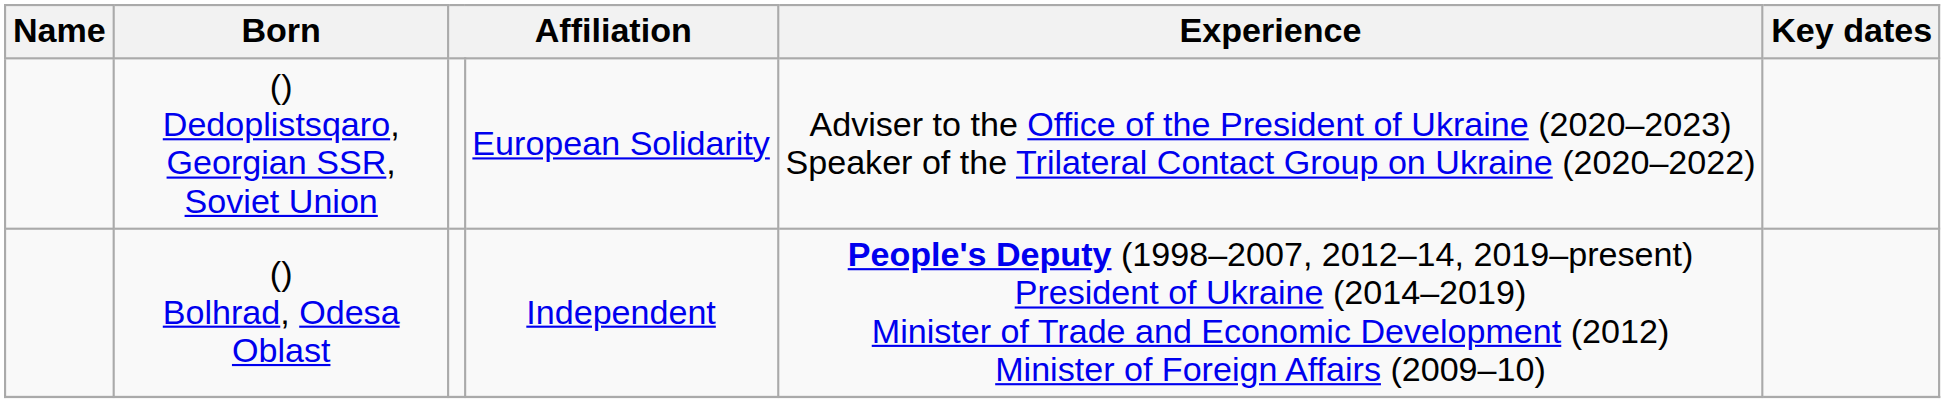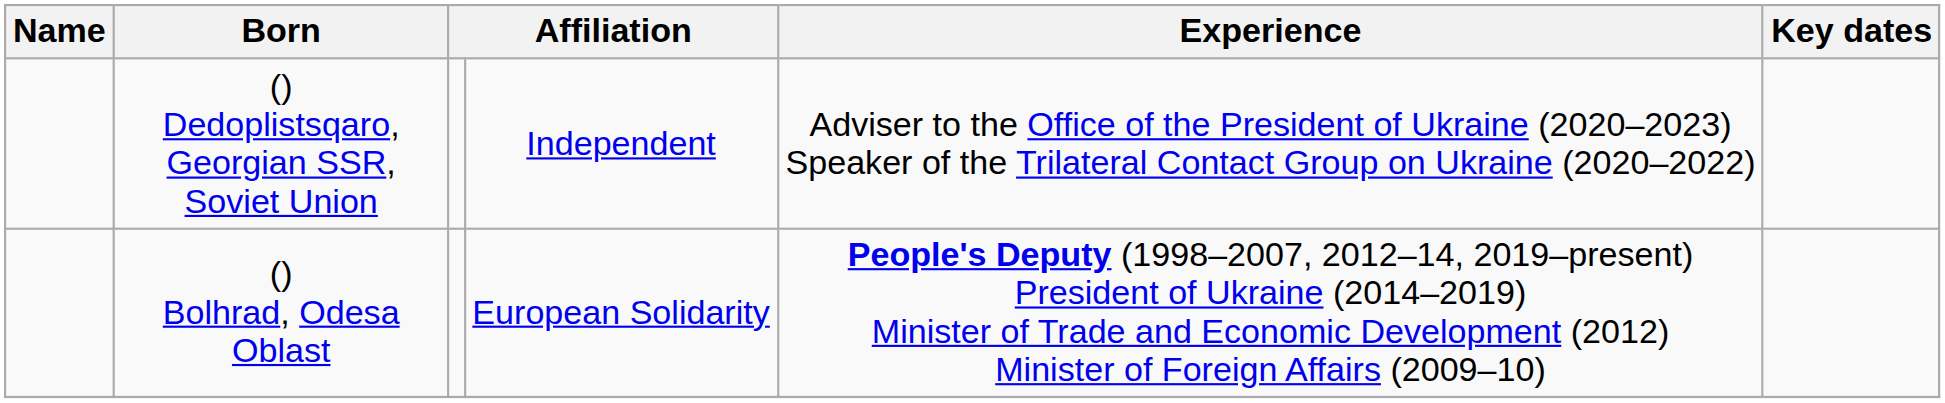(621, 143) European Solidarity -> (621, 143) Independent
(621, 312) Independent -> (621, 312) European Solidarity
